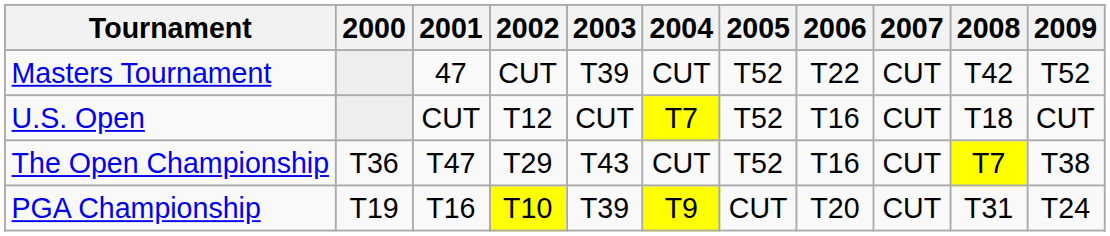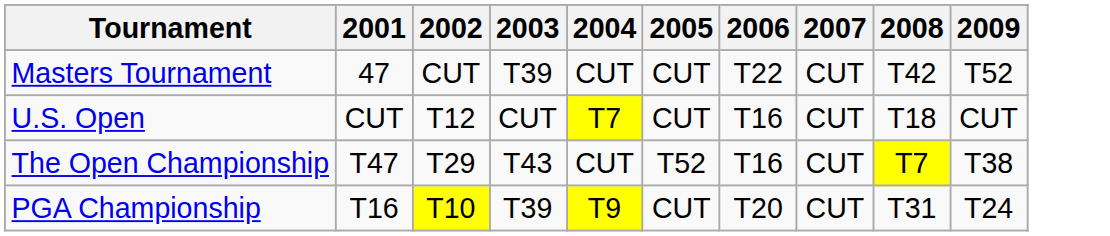- column: (374, 28)
(758, 73) T52 -> (681, 73) CUT
(758, 118) T52 -> (681, 118) CUT
